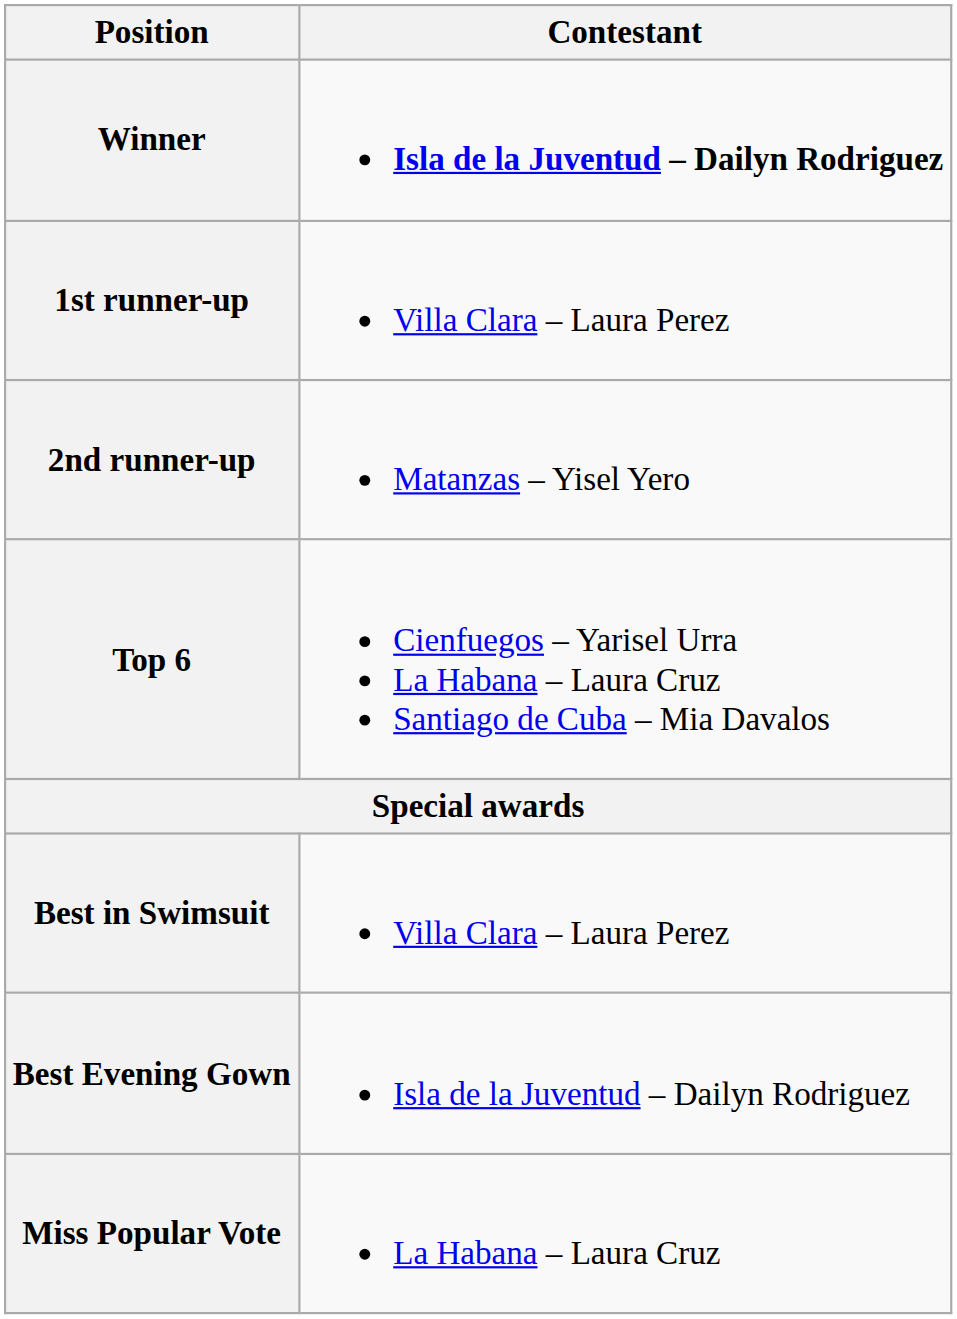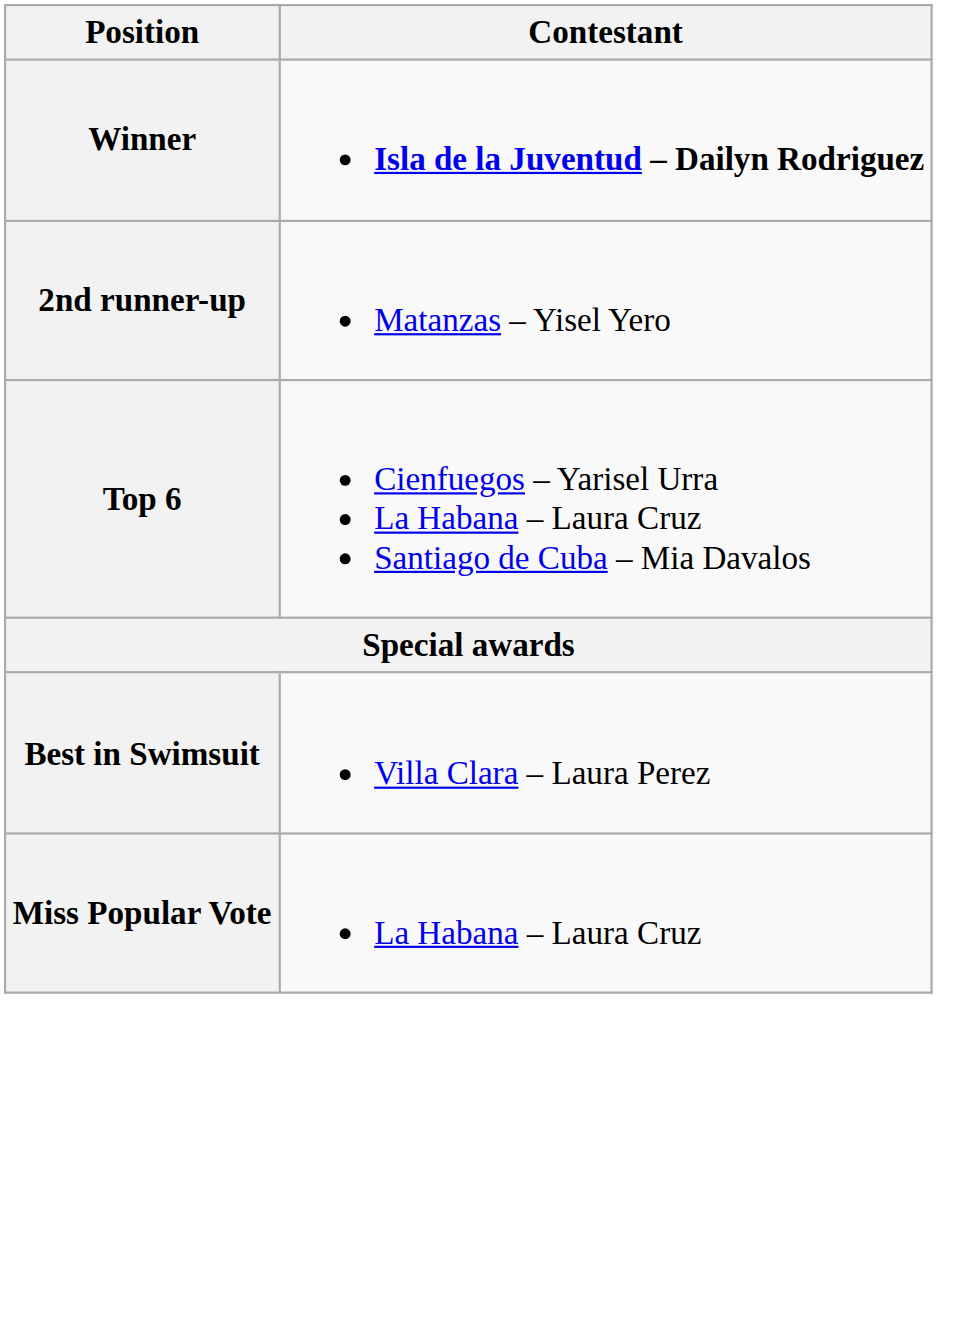- row: (152, 299)
- row: (152, 1072)
